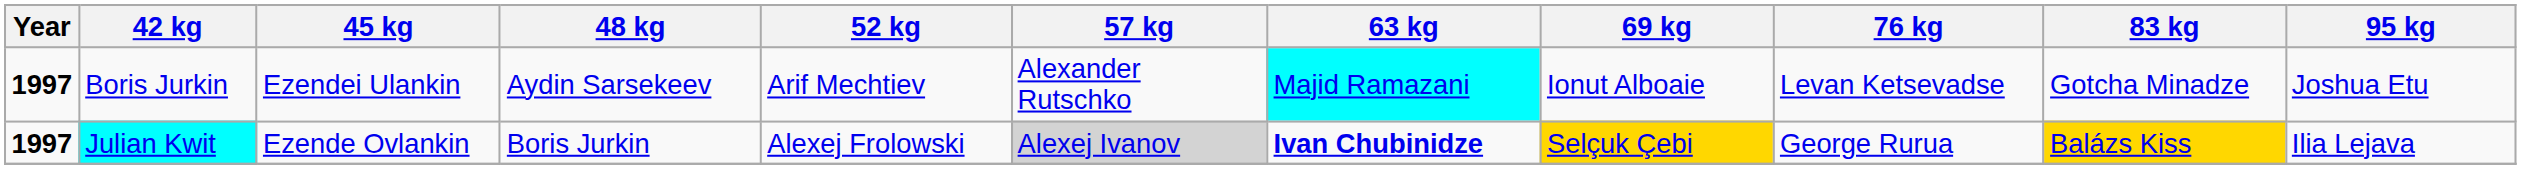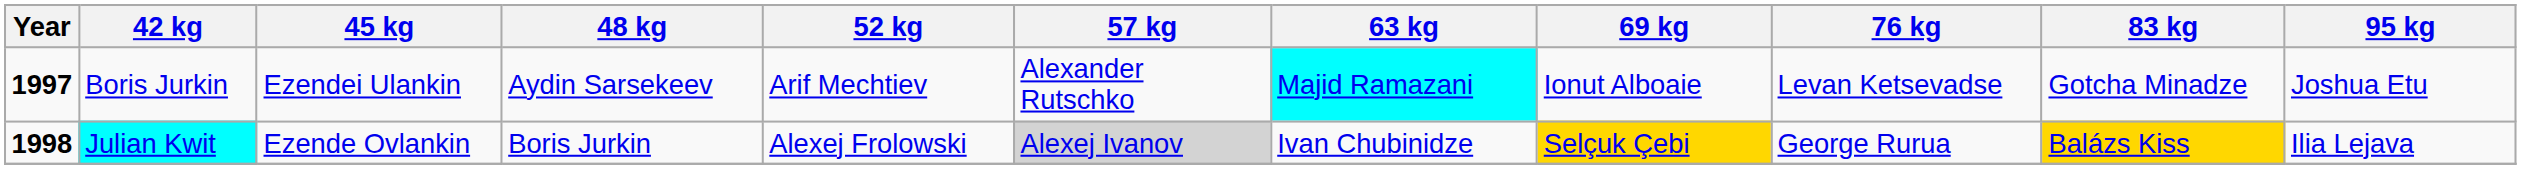(42, 142) 1997 -> (42, 142) 1998
(1378, 142) bold -> (1375, 142) normal
